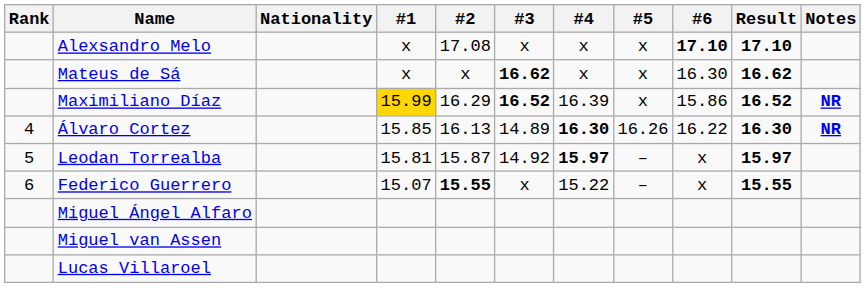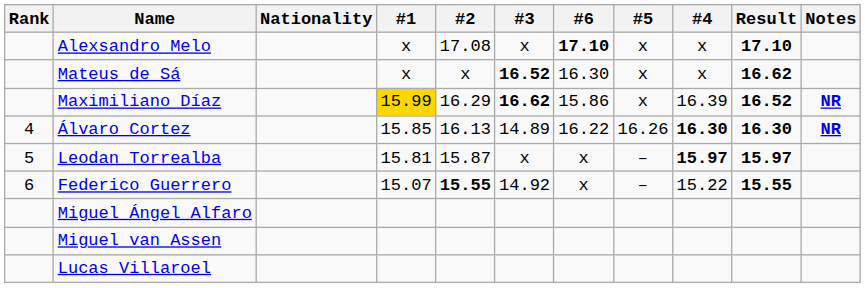columns swapped: (584, 19) <-> (702, 19)
(525, 74) 16.62 -> (525, 74) 16.52
(525, 102) 16.52 -> (525, 102) 16.62
(525, 157) 14.92 -> (525, 157) x
(525, 185) x -> (525, 185) 14.92
